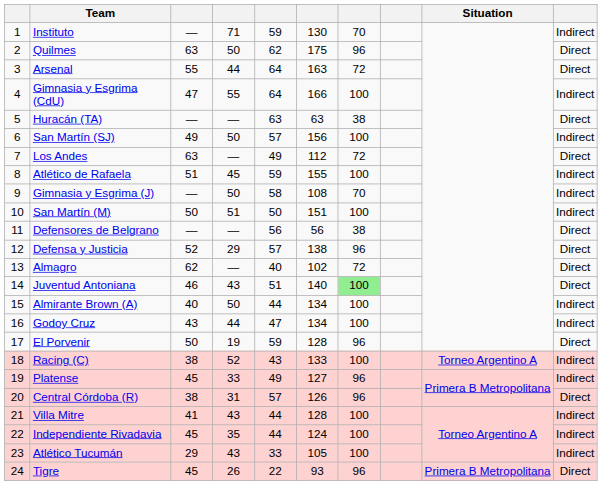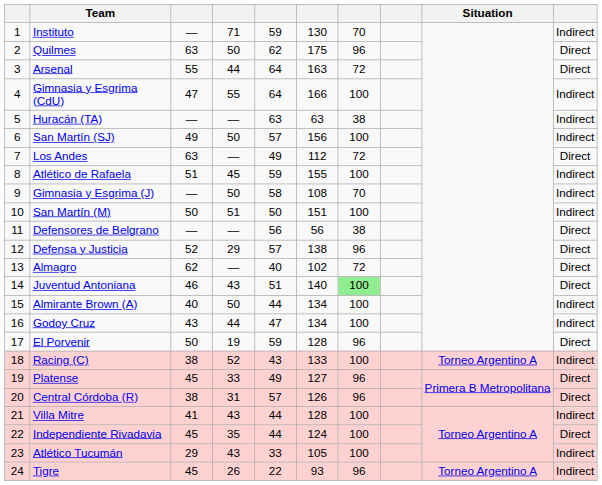(575, 119) Direct -> (575, 119) Indirect
(575, 378) Indirect -> (575, 378) Direct
(575, 434) Indirect -> (575, 434) Direct
(488, 471) Primera B Metropolitana -> (488, 471) Torneo Argentino A
(575, 471) Direct -> (575, 471) Indirect
